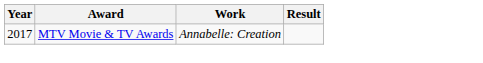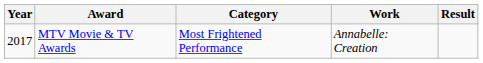+ column: (253, 14)
